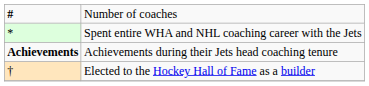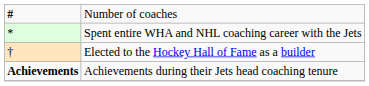rows swapped: (199, 71) <-> (211, 52)
